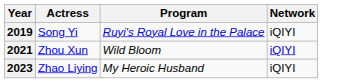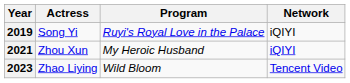(132, 50) Wild Bloom -> (153, 50) My Heroic Husband
(153, 68) My Heroic Husband -> (132, 68) Wild Bloom
(283, 68) iQIYI -> (306, 68) Tencent Video
